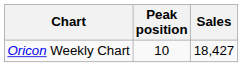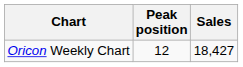(162, 51) 10 -> (162, 51) 12
